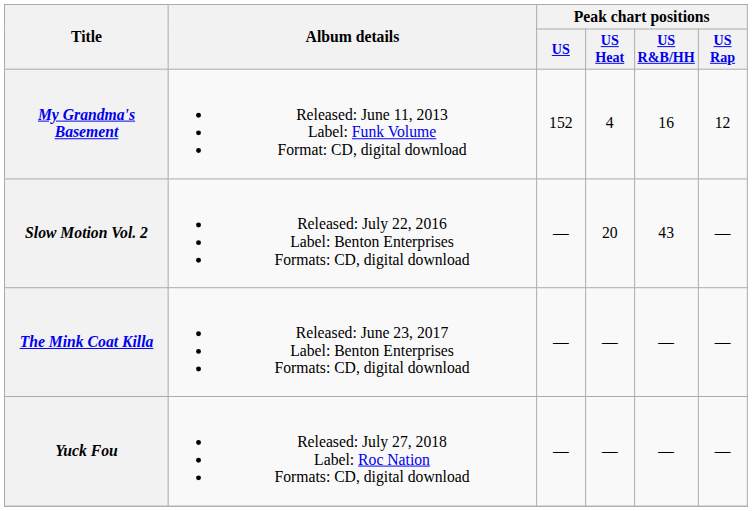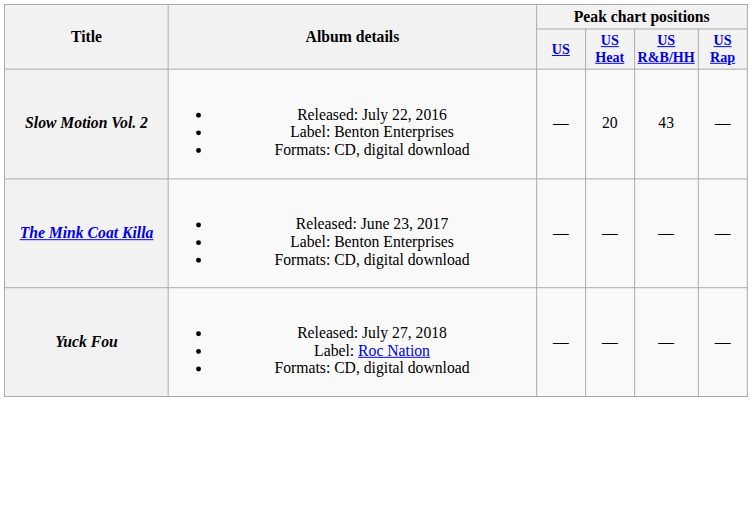- row: (87, 123)
